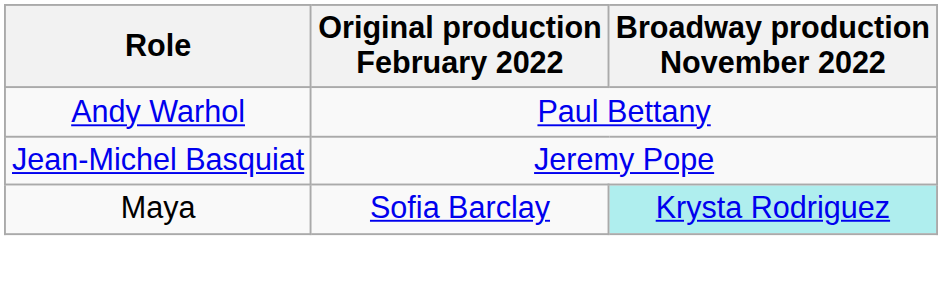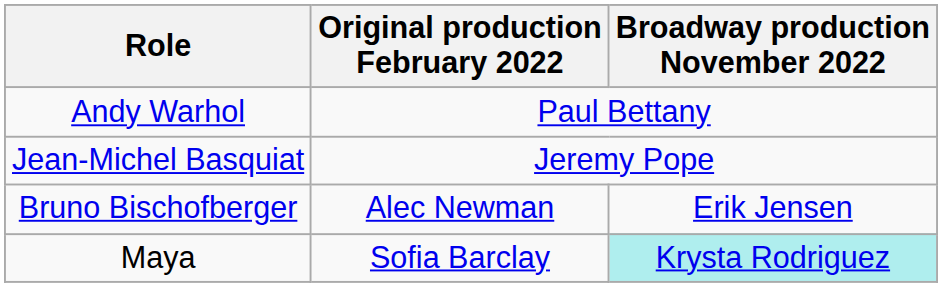+ row: (158, 208)
